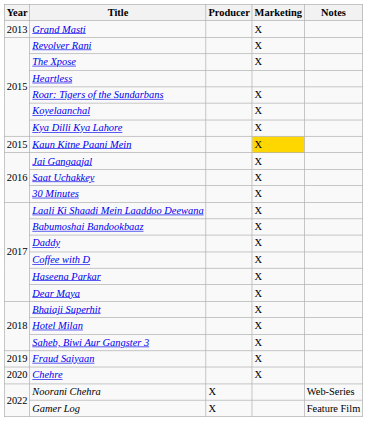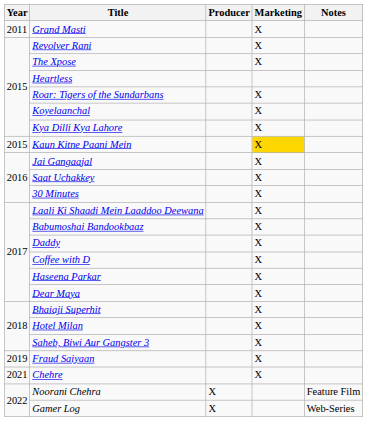(17, 29) 2013 -> (17, 29) 2011
(17, 375) 2020 -> (17, 375) 2021
(331, 392) Web-Series -> (333, 392) Feature Film
(333, 408) Feature Film -> (331, 408) Web-Series
